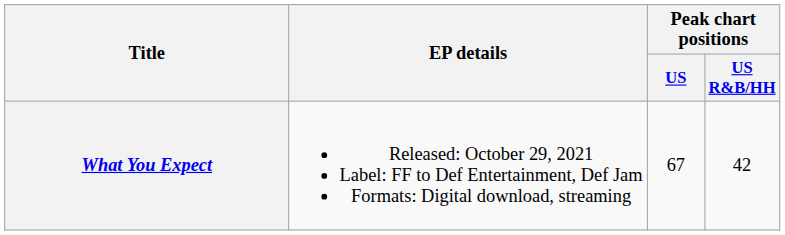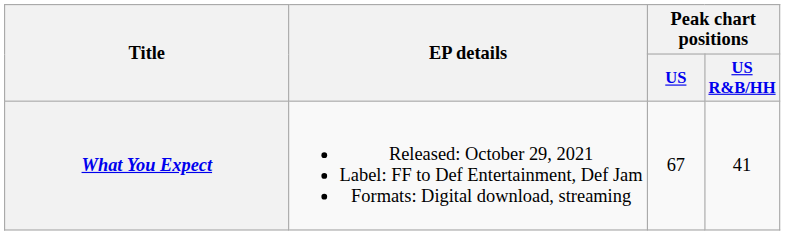(742, 165) 42 -> (742, 165) 41
